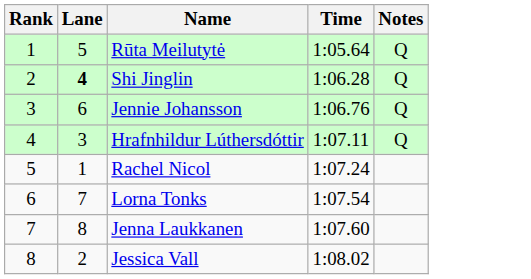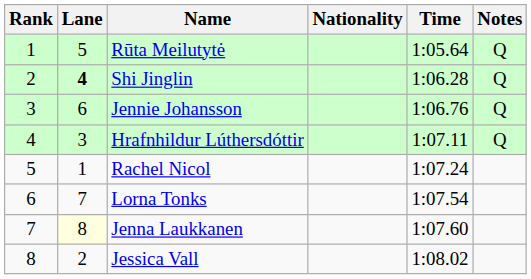+ column: (358, 19)
(82, 229) no background -> (82, 229) lightyellow background
